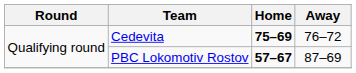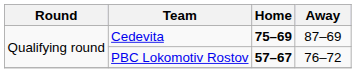(323, 36) 76–72 -> (323, 36) 87–69
(323, 58) 87–69 -> (323, 58) 76–72
